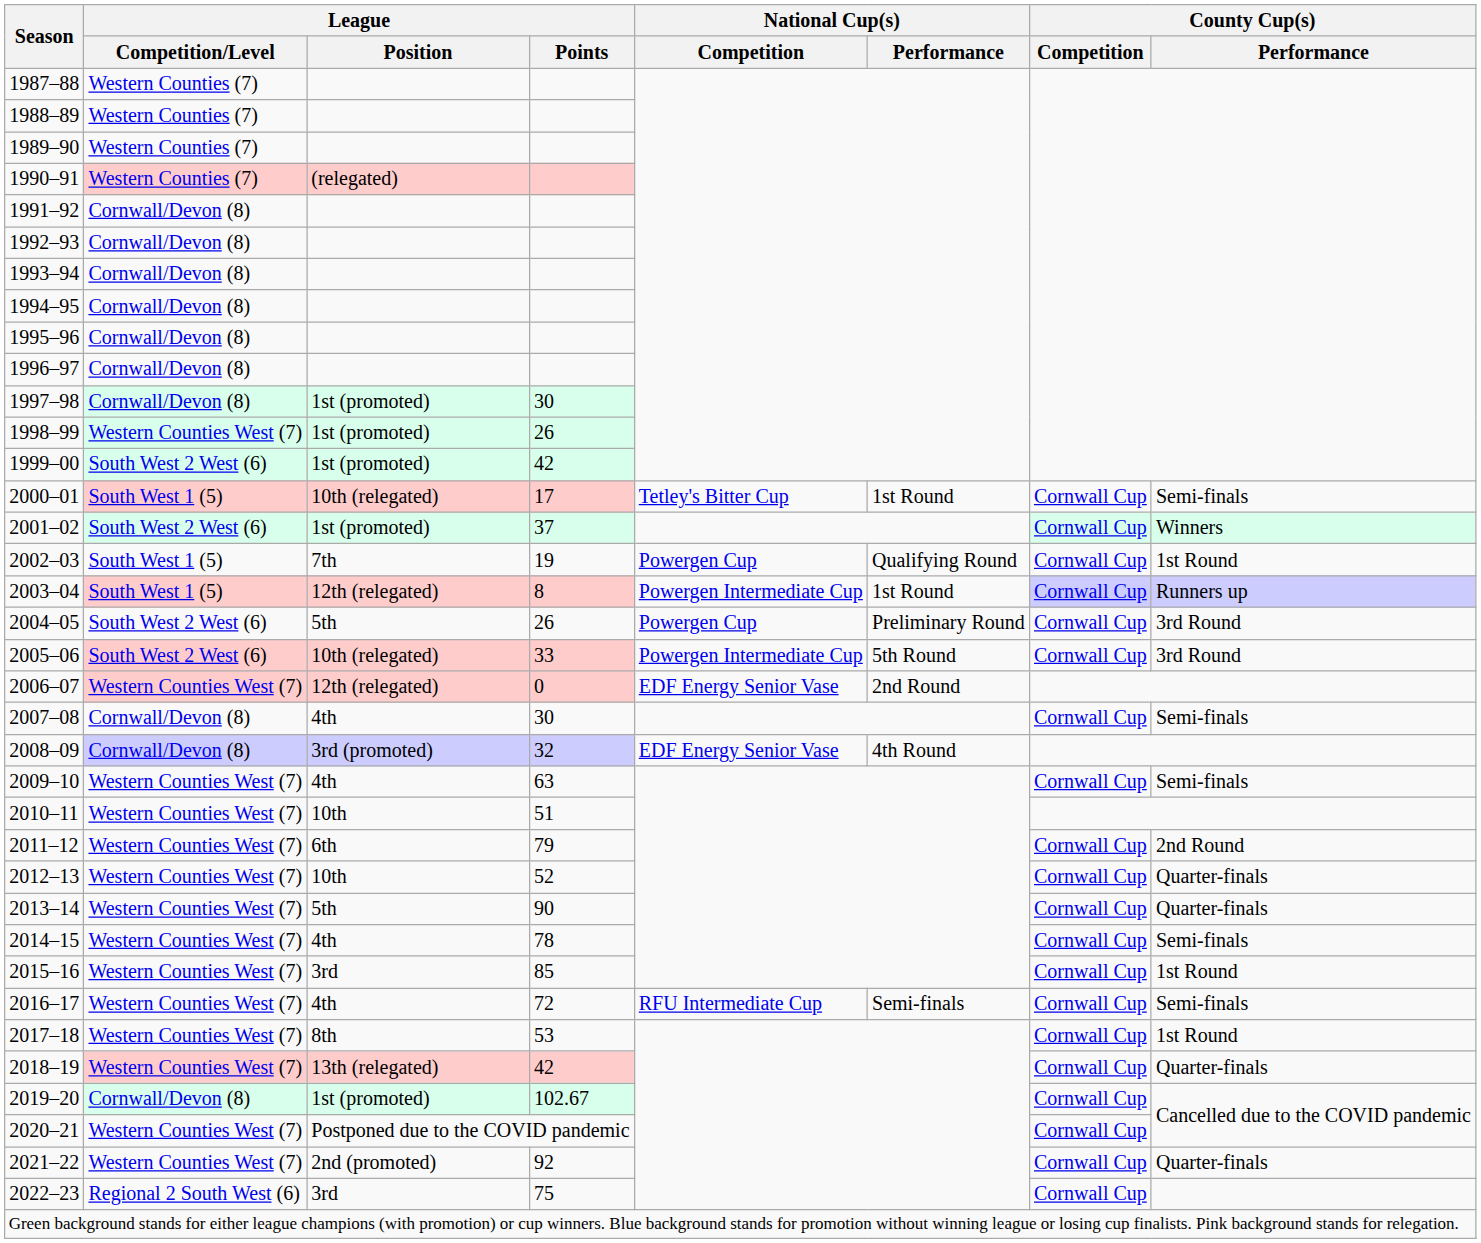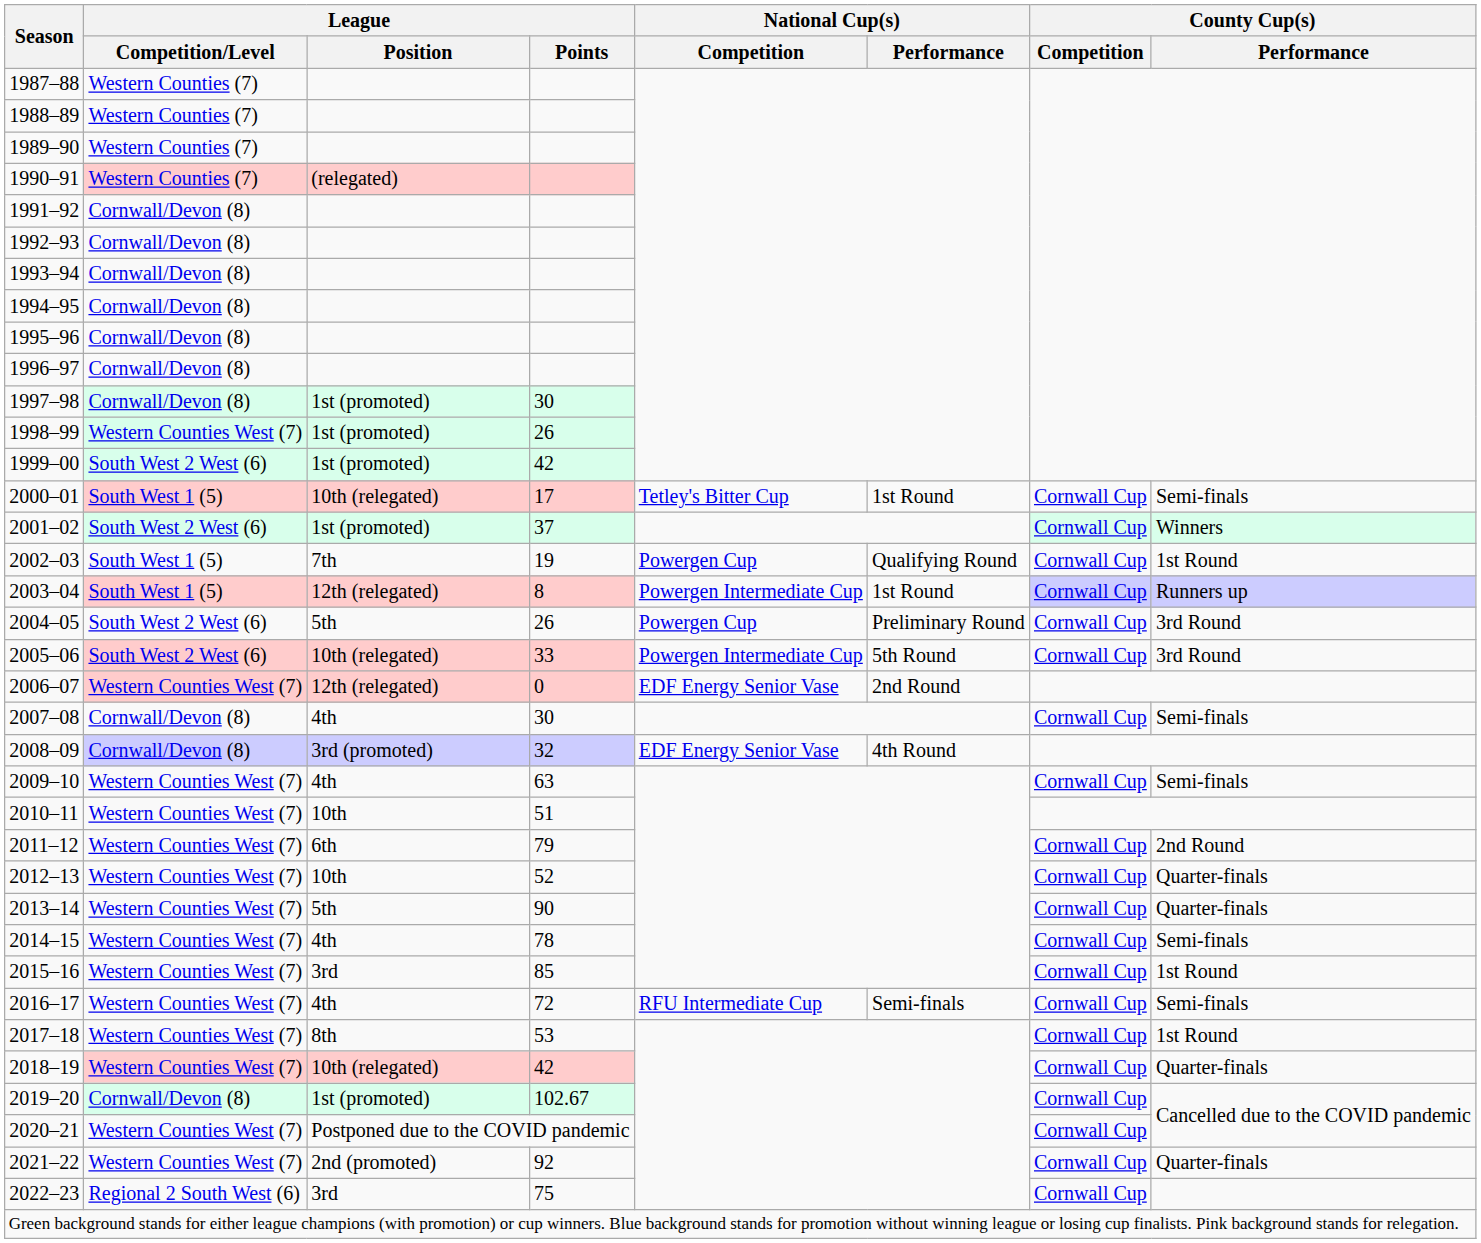(375, 1067) 13th (relegated) -> (375, 1067) 10th (relegated)
